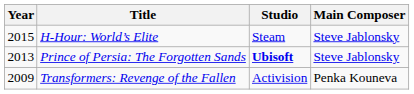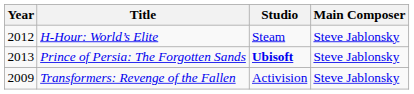(21, 36) 2015 -> (21, 36) 2012
(355, 78) Penka Kouneva -> (356, 78) Steve Jablonsky
